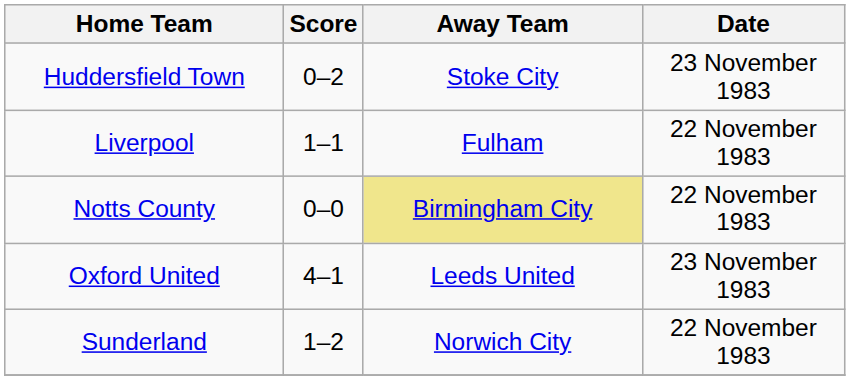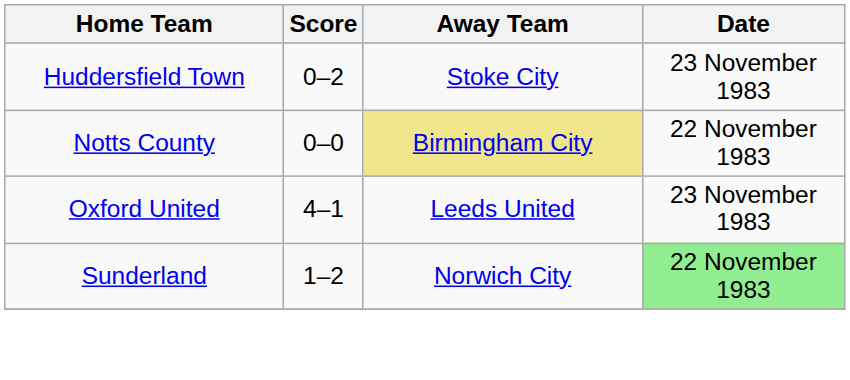- row: (144, 142)
(743, 341) no background -> (743, 275) lightgreen background
